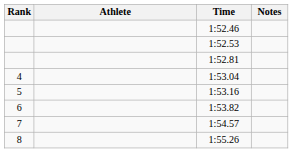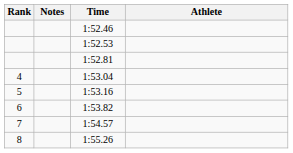columns swapped: (115, 12) <-> (269, 12)
